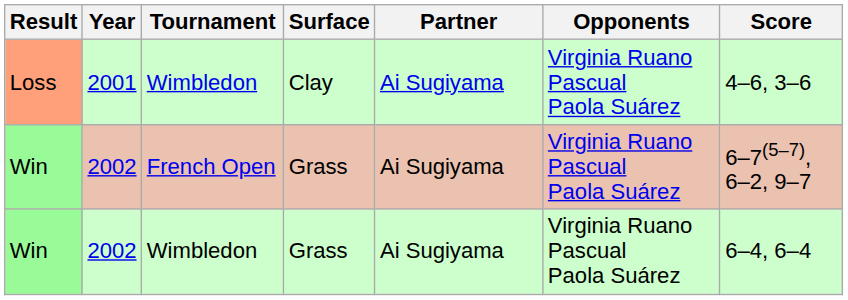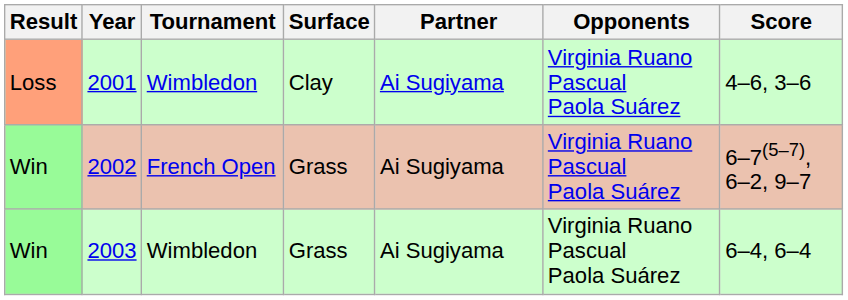(112, 251) 2002 -> (112, 251) 2003
